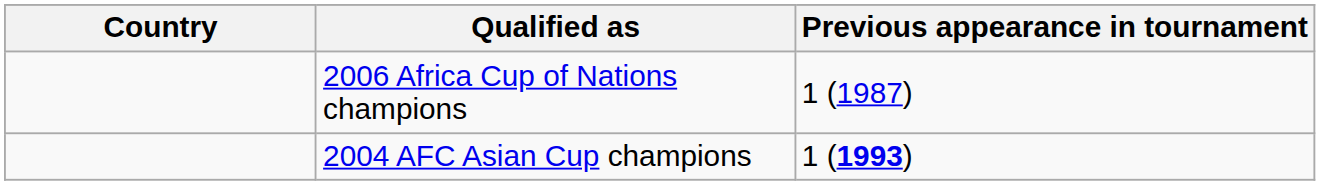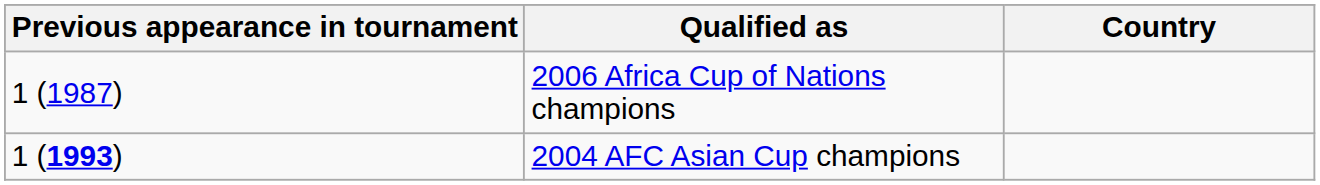columns swapped: (161, 28) <-> (1055, 28)
